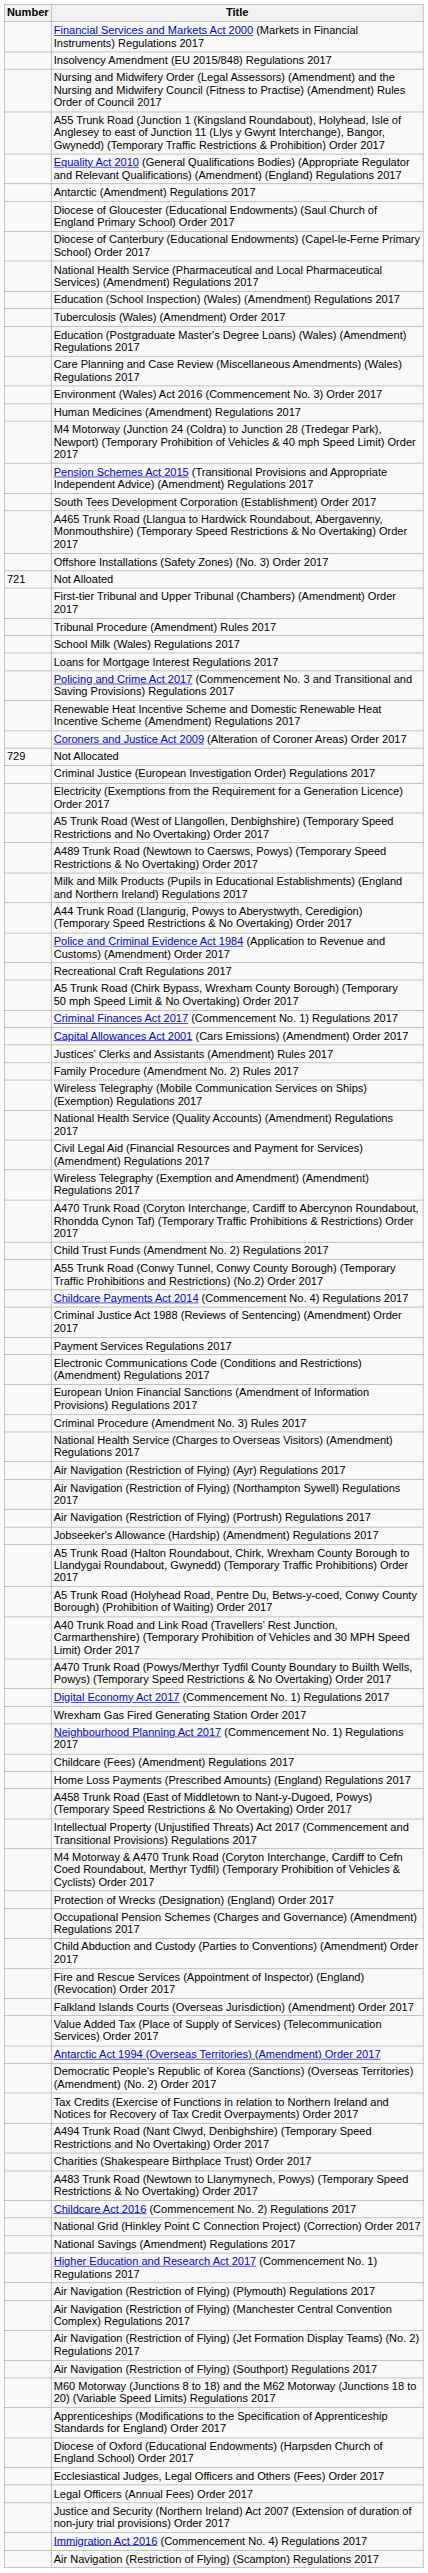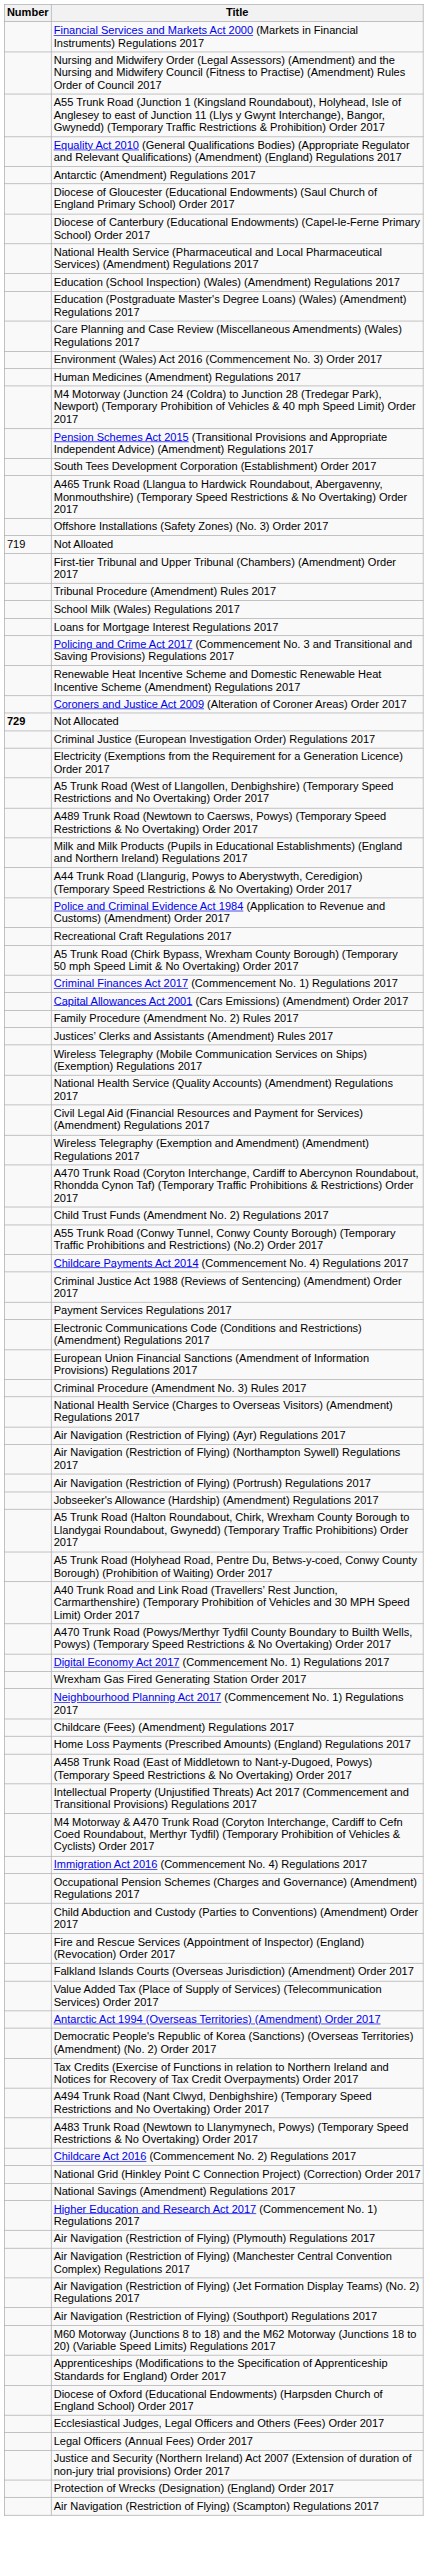- row: (193, 60)
- row: (170, 317)
(16, 579) 721 -> (16, 544) 719
(16, 756) normal -> (16, 721) bold
rows swapped: (176, 1071) <-> (193, 1054)
rows swapped: (194, 1899) <-> (210, 2541)
- row: (183, 2162)
